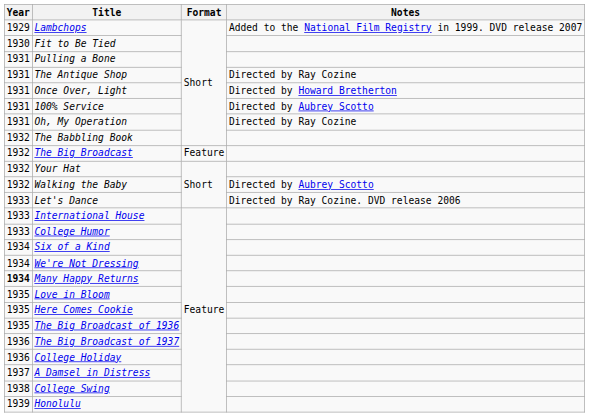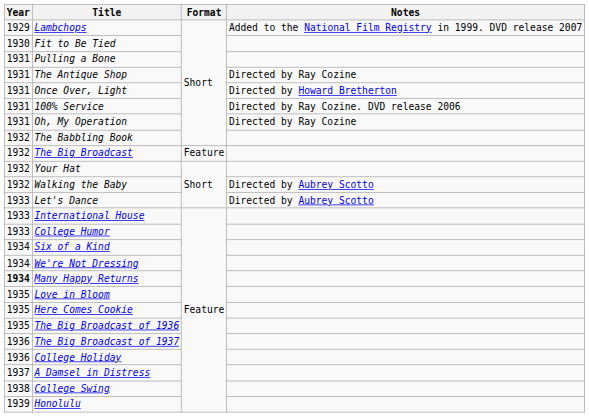(301, 106) Directed by Aubrey Scotto -> (345, 106) Directed by Ray Cozine. DVD release 2006
(345, 200) Directed by Ray Cozine. DVD release 2006 -> (301, 200) Directed by Aubrey Scotto
